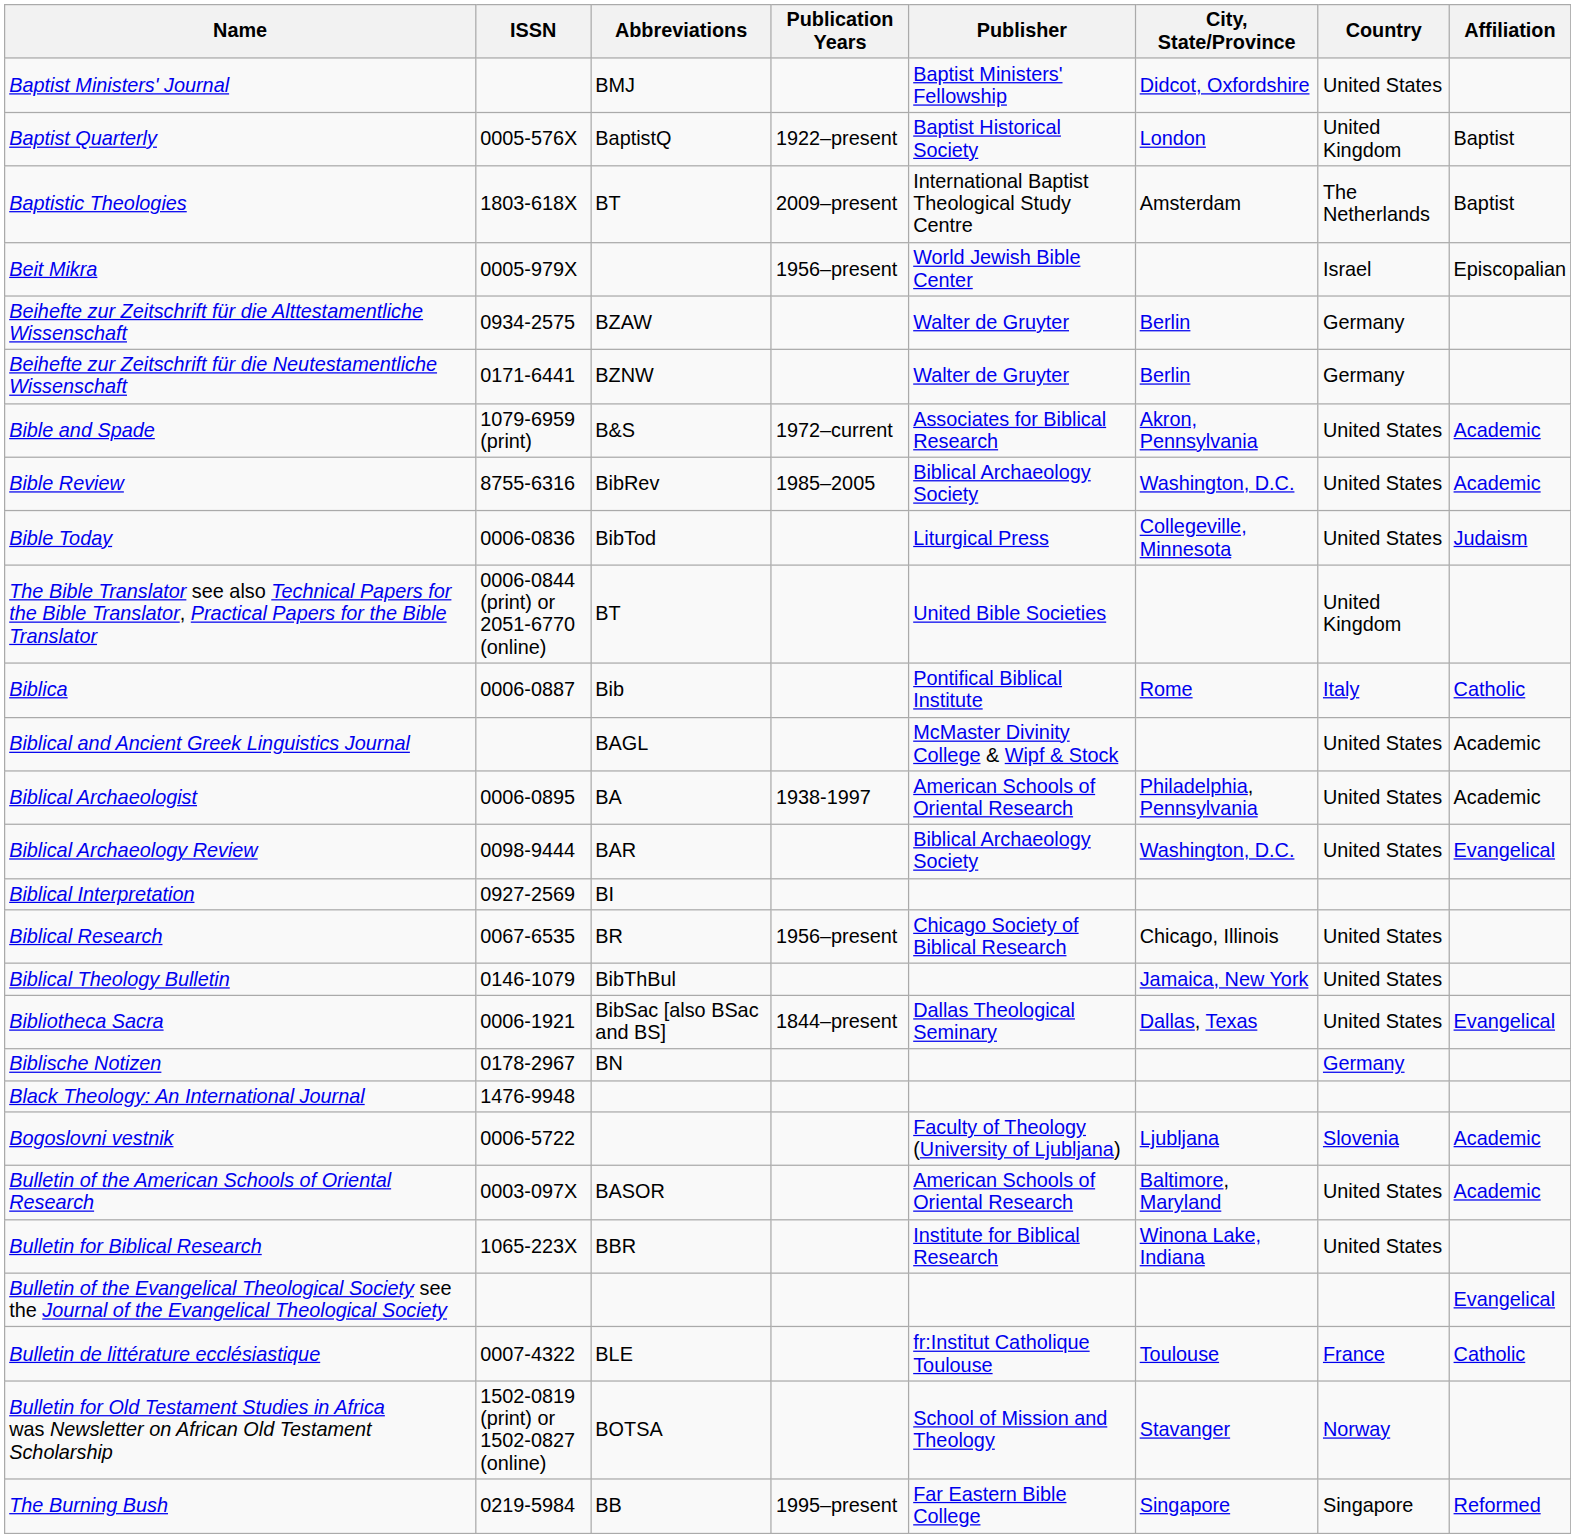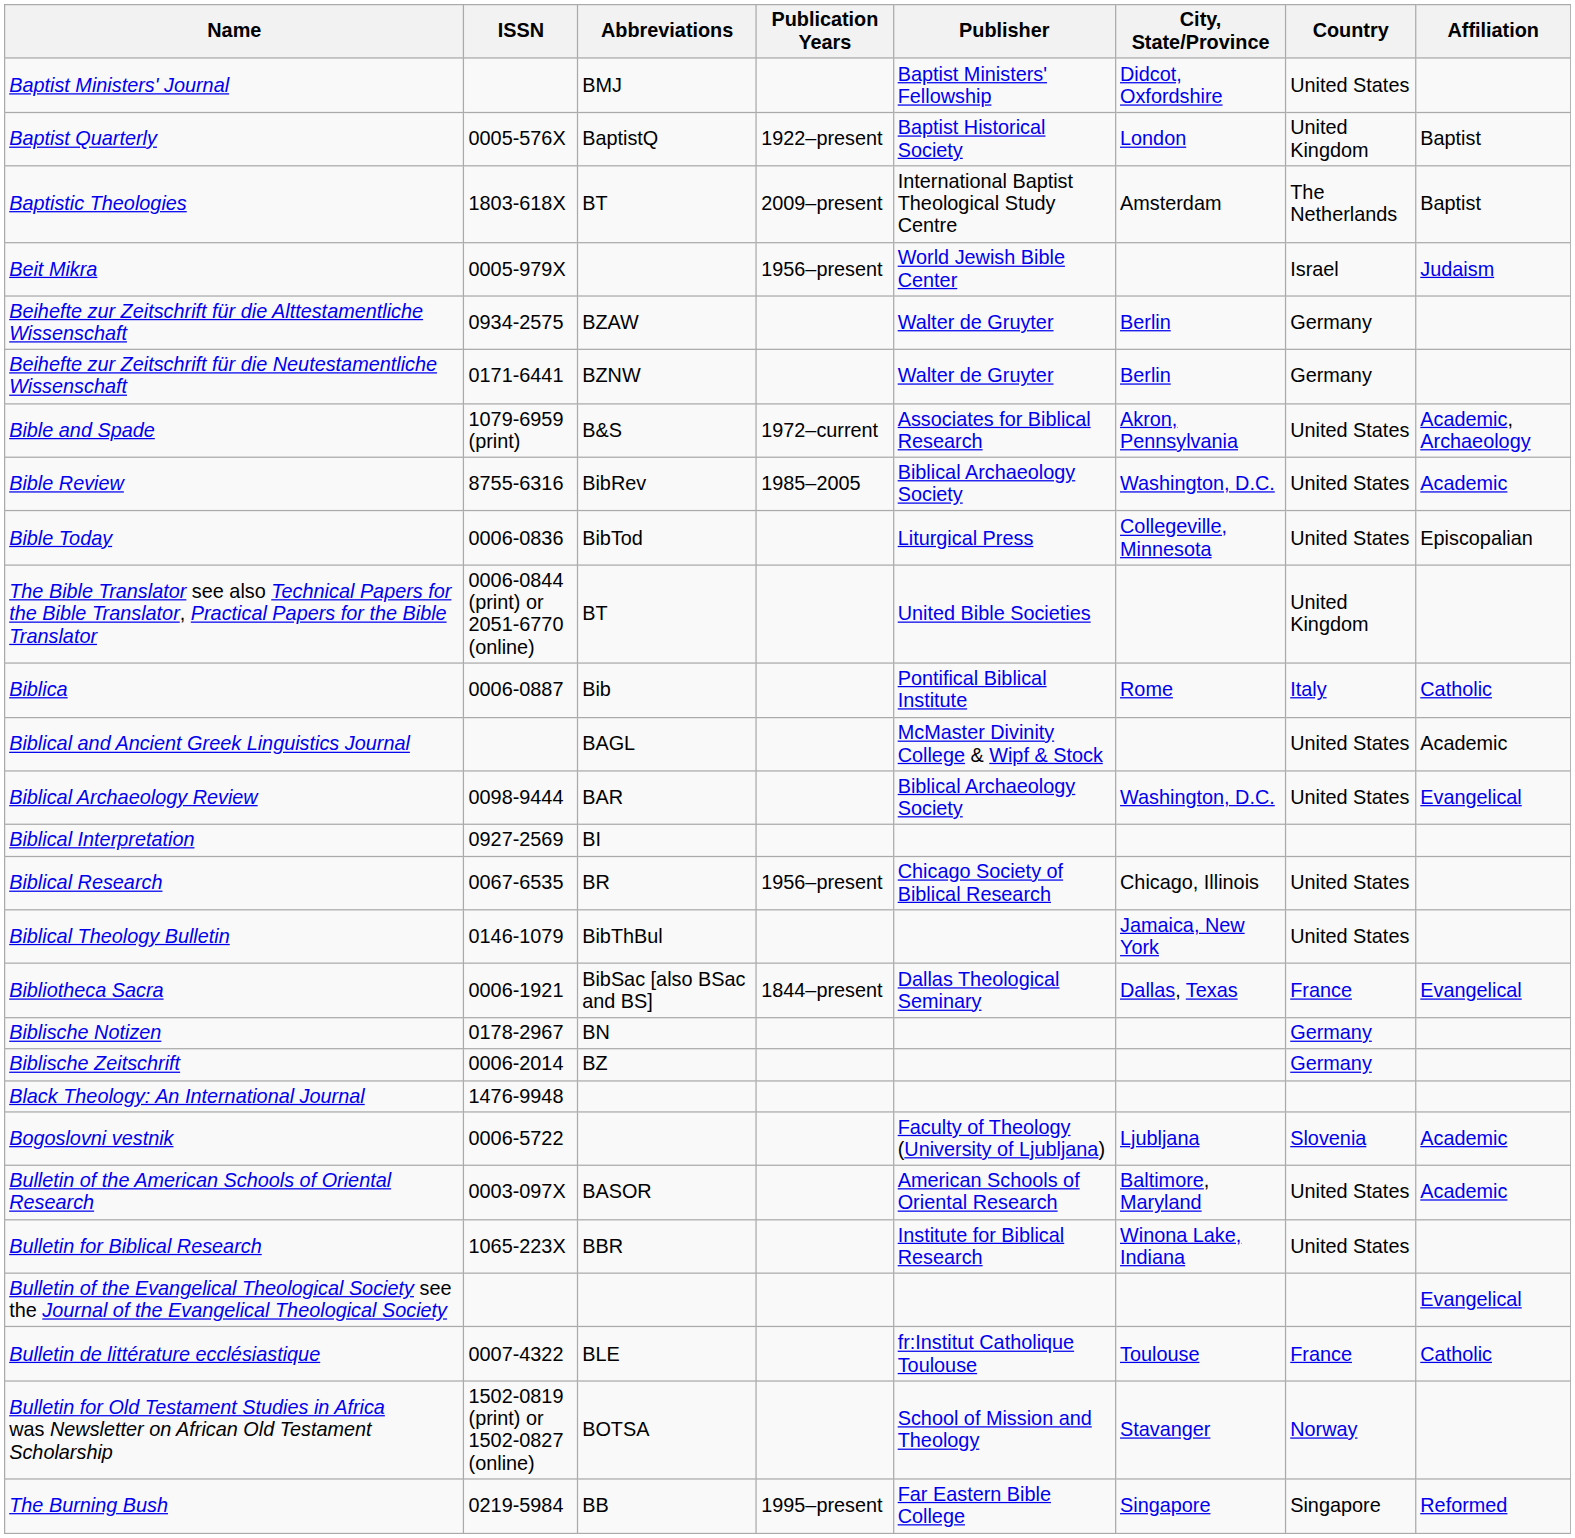(1510, 268) Episcopalian -> (1457, 268) Judaism
(1497, 430) Academic -> (1475, 430) Academic, Archaeology
(1491, 537) Judaism -> (1477, 537) Episcopalian
- row: (103, 797)
(1383, 1021) United States -> (1321, 990) France
+ row: (95, 1064)
